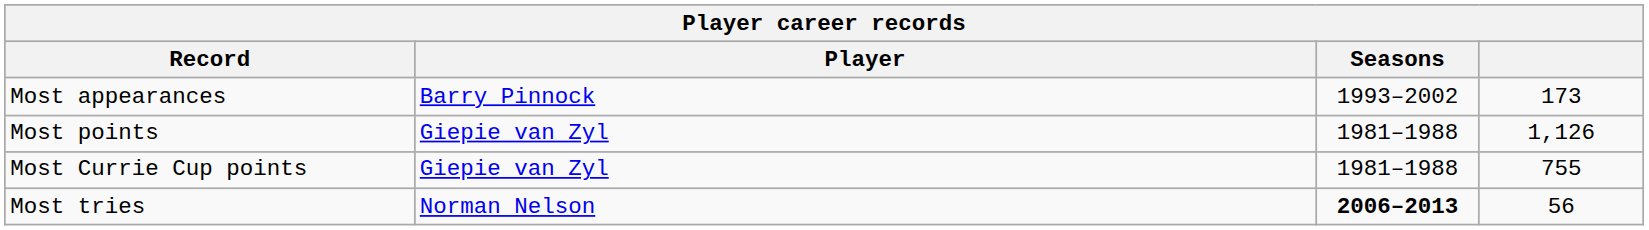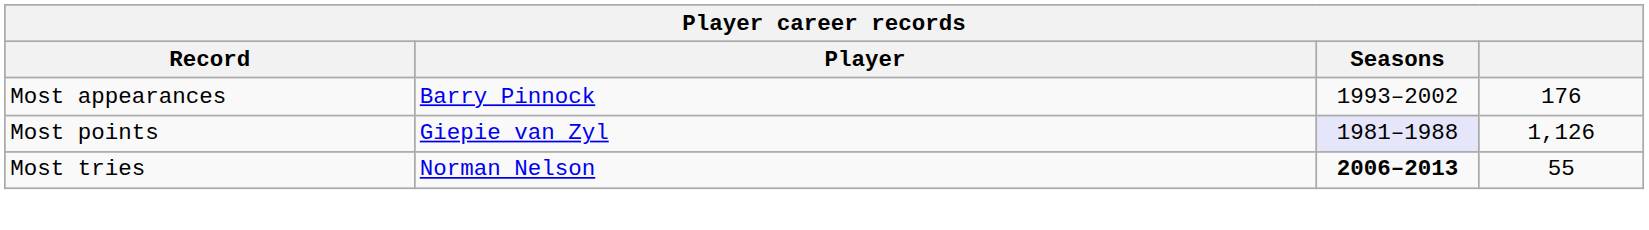(1561, 97) 173 -> (1561, 97) 176
(1397, 133) no background -> (1397, 133) lavender background
- row: (159, 170)
(1561, 206) 56 -> (1561, 170) 55
